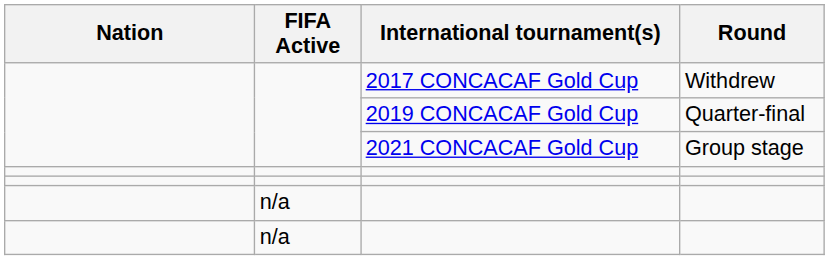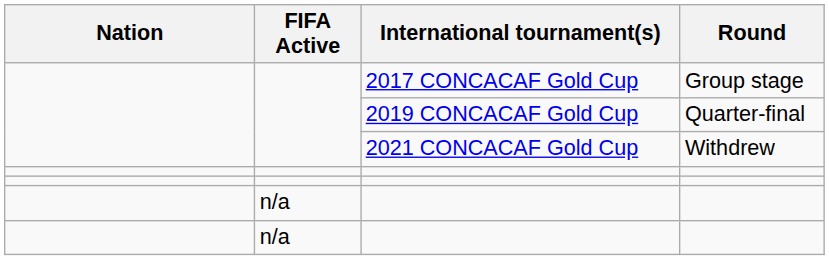(730, 80) Withdrew -> (744, 80) Group stage
(744, 148) Group stage -> (730, 148) Withdrew
